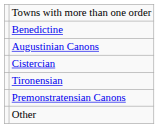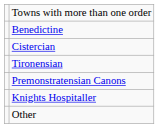- row: (55, 47)
+ row: (54, 98)
